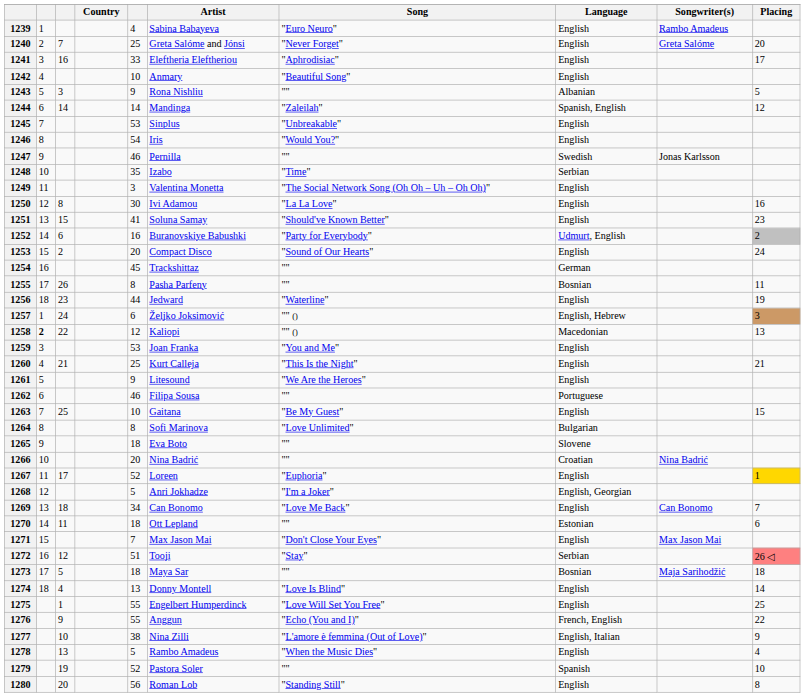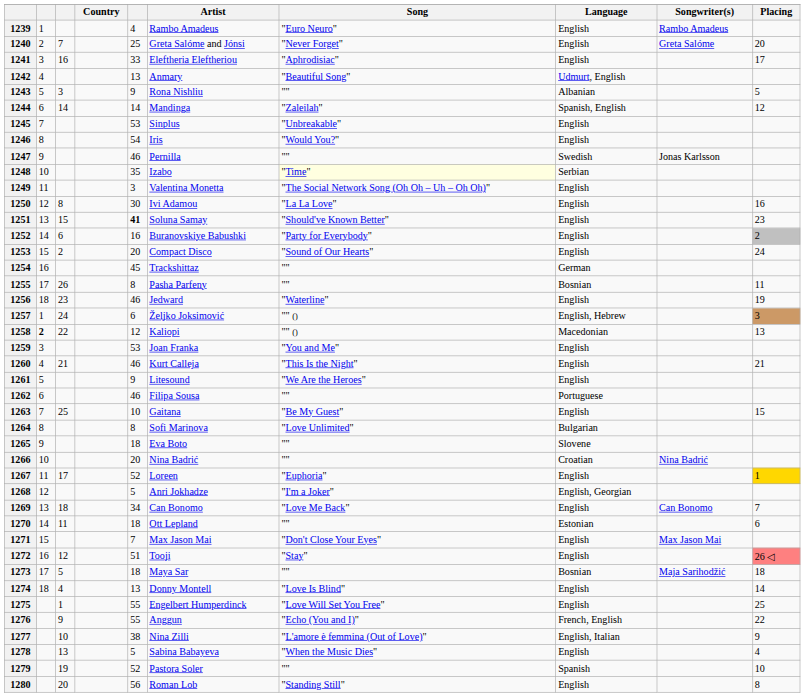(184, 28) Sabina Babayeva -> (184, 28) Rambo Amadeus
(135, 76) 10 -> (135, 76) 13
(574, 76) English -> (592, 76) Udmurt, English
(296, 172) no background -> (296, 172) lightyellow background
(135, 220) normal -> (135, 220) bold
(592, 236) Udmurt, English -> (574, 236) English
(135, 300) 44 -> (135, 300) 46
(135, 364) 25 -> (135, 364) 46
(574, 556) Serbian -> (574, 556) English
(184, 652) Rambo Amadeus -> (184, 652) Sabina Babayeva
